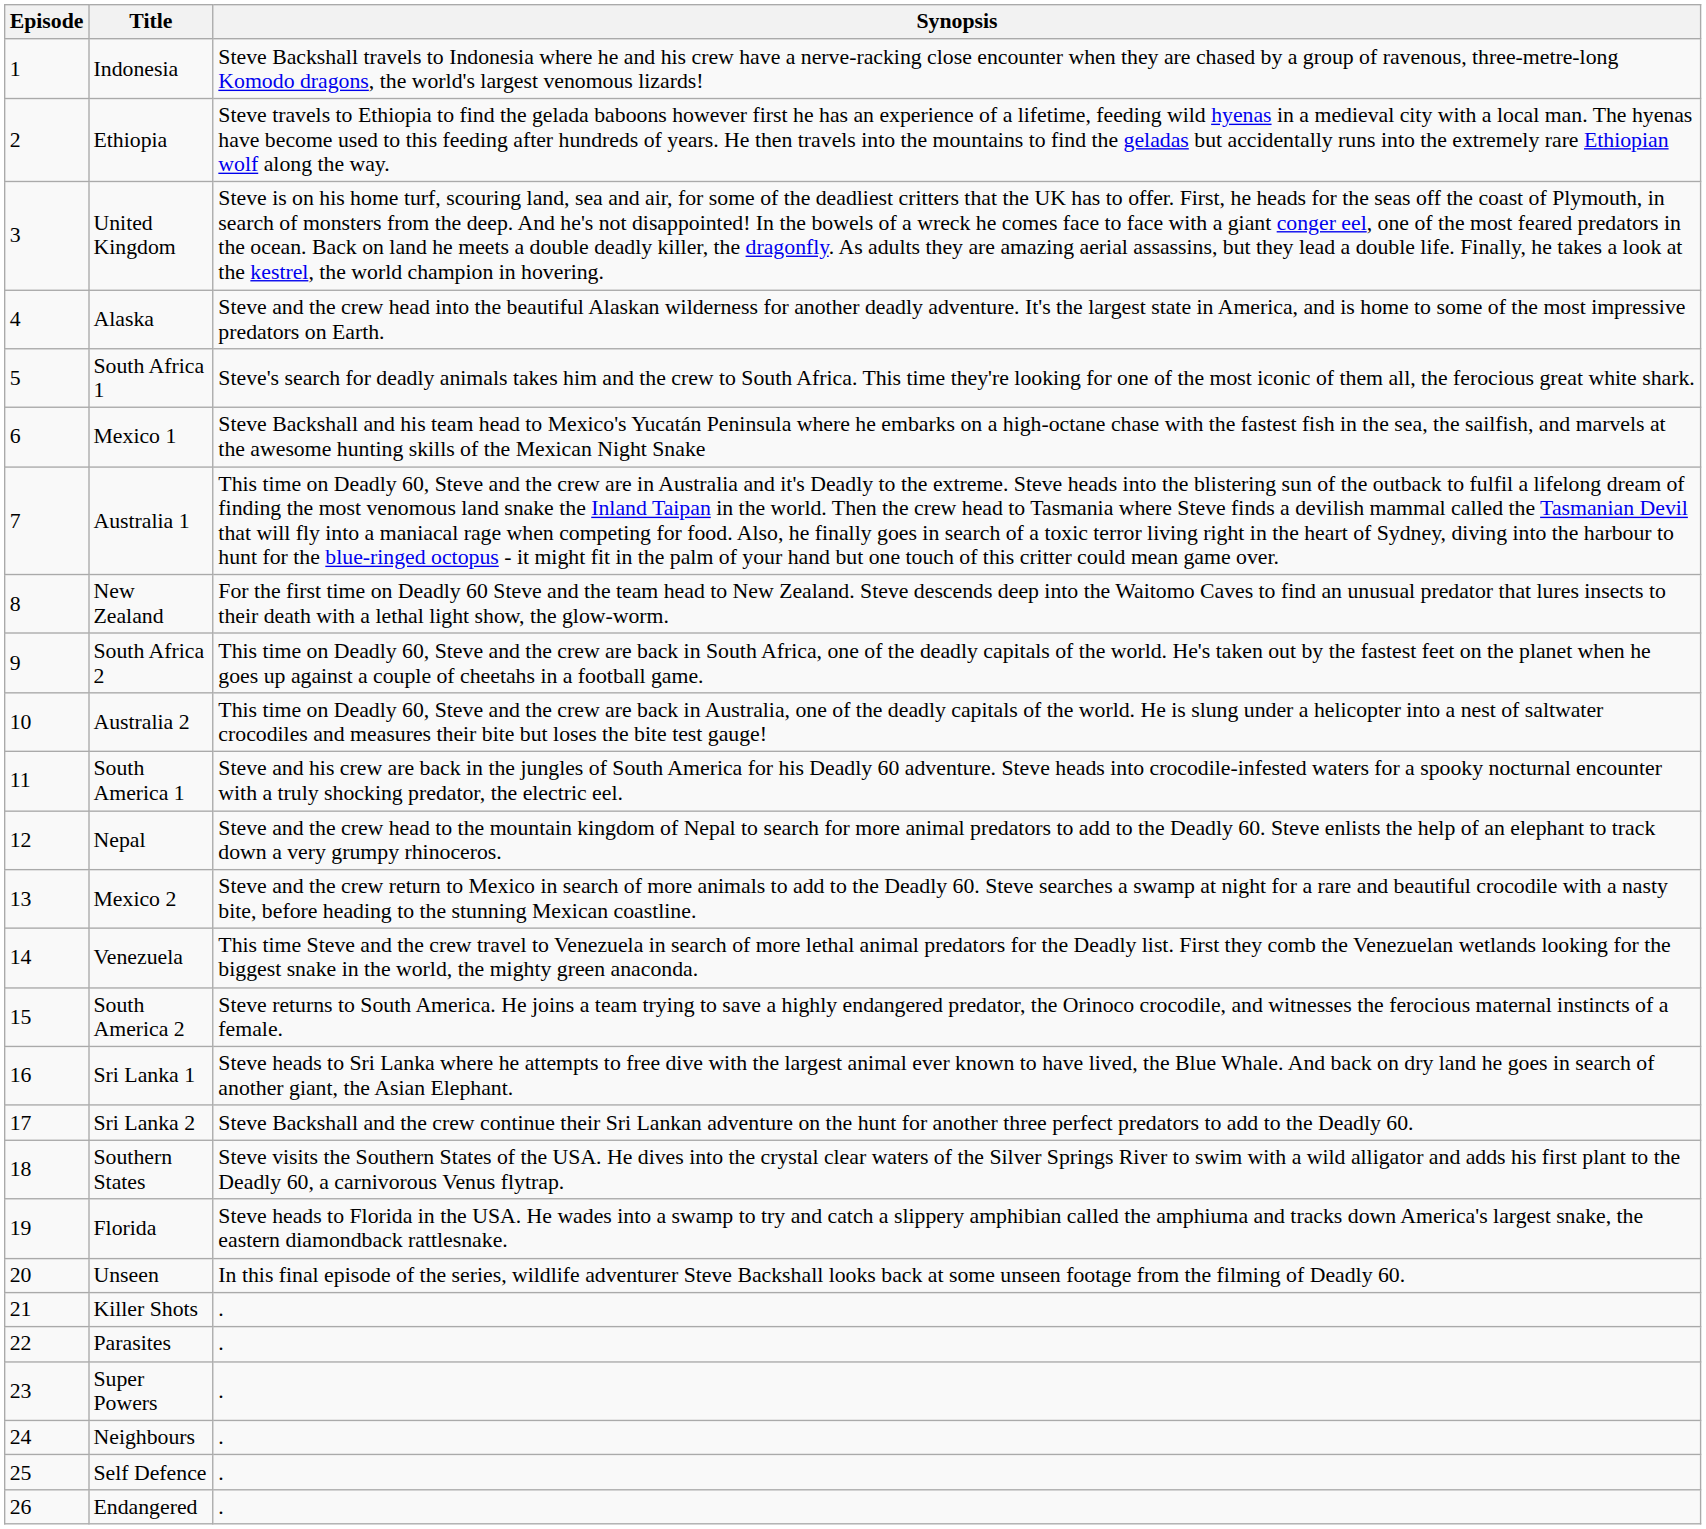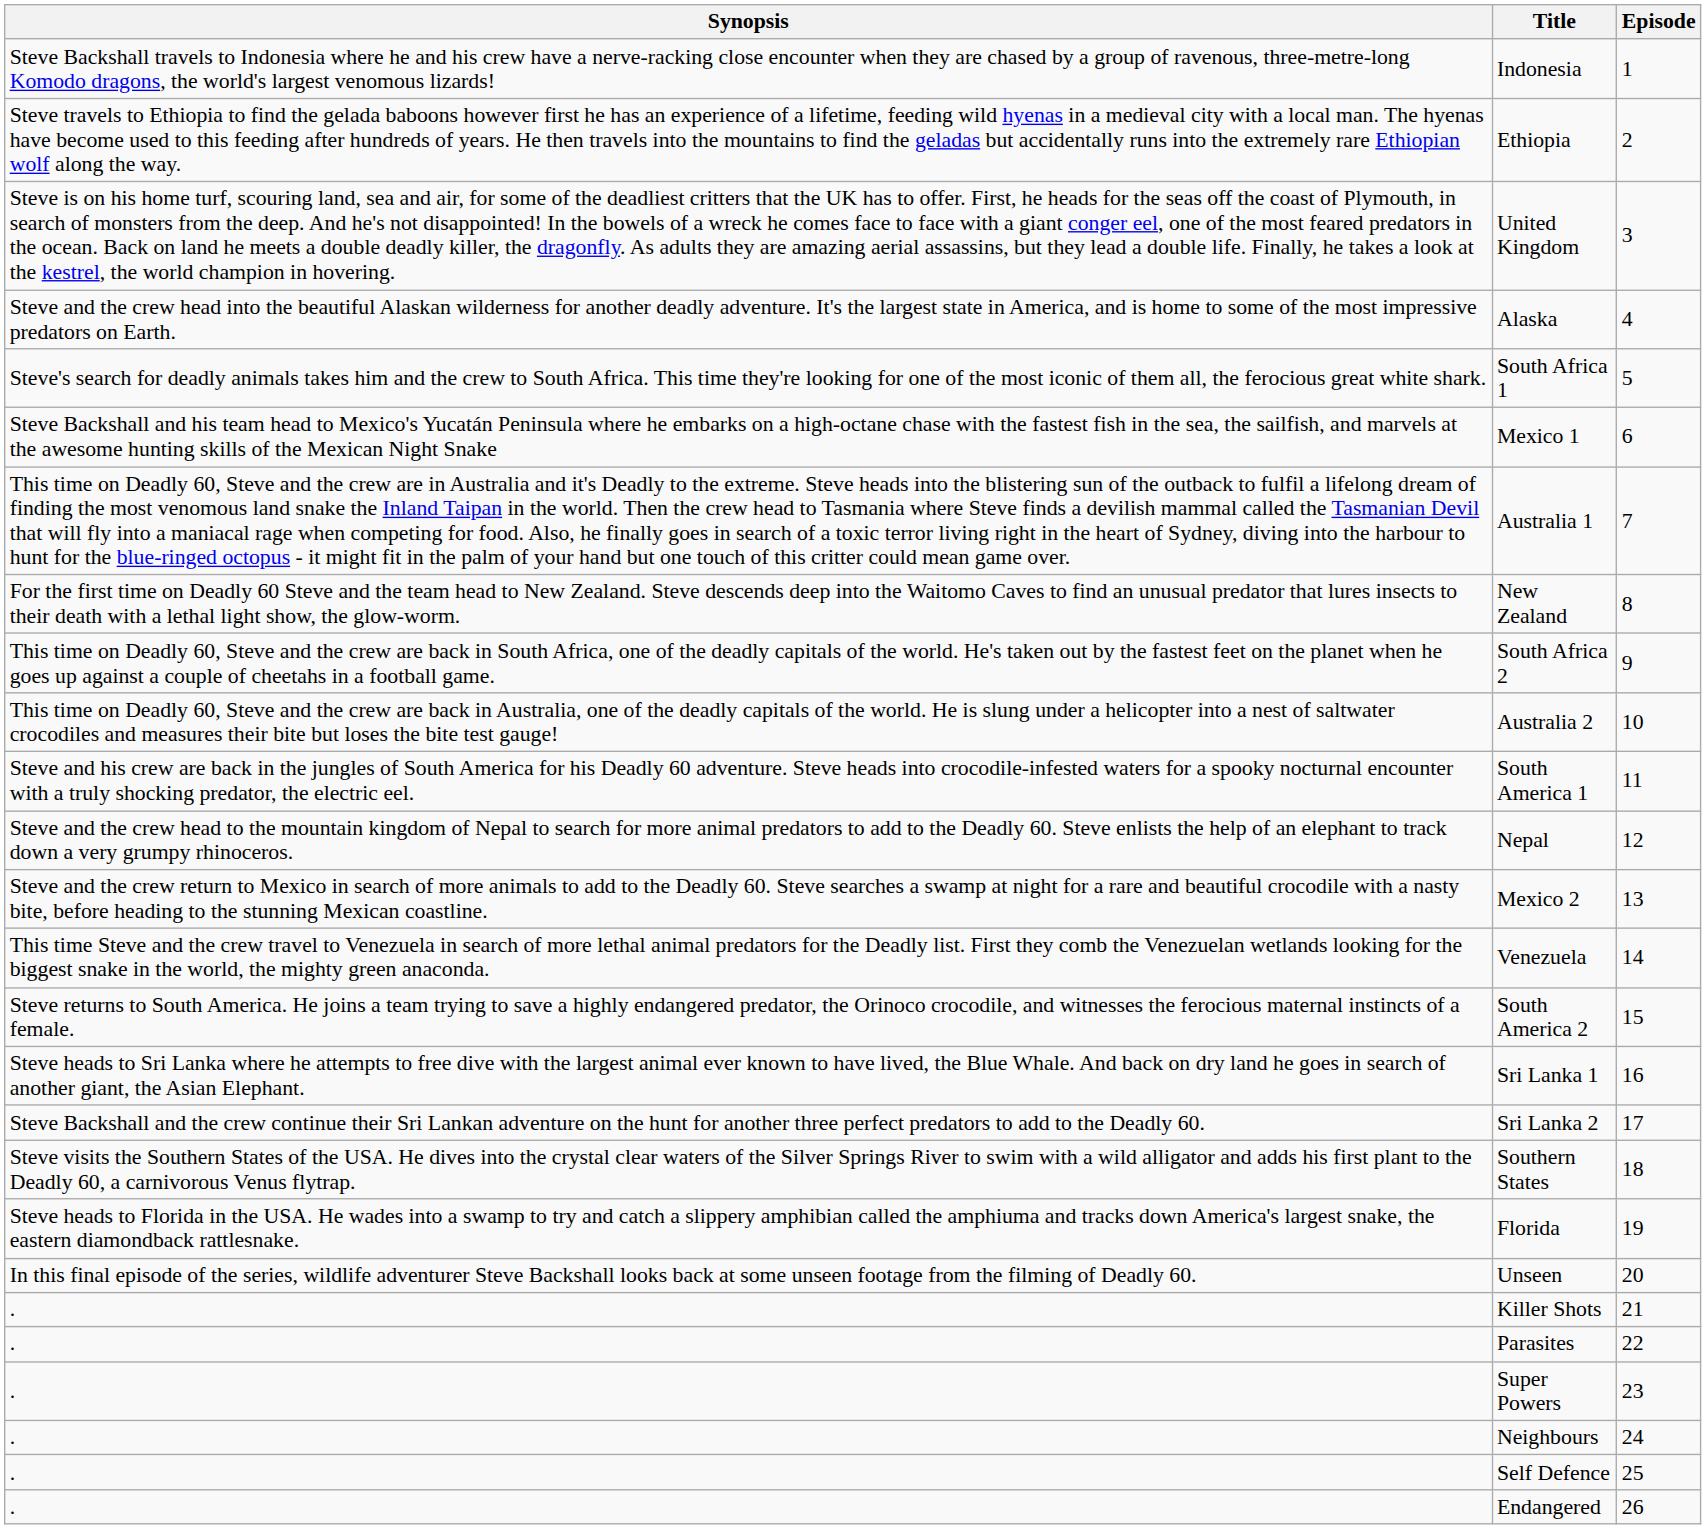columns swapped: (47, 21) <-> (957, 21)
